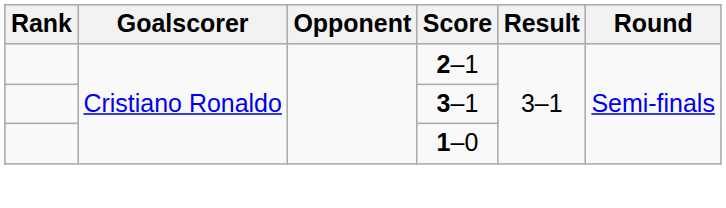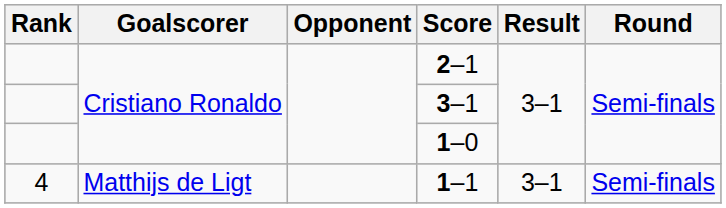+ row: (457, 182)
